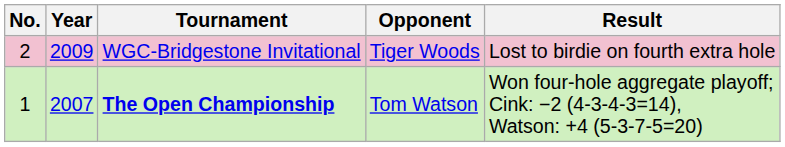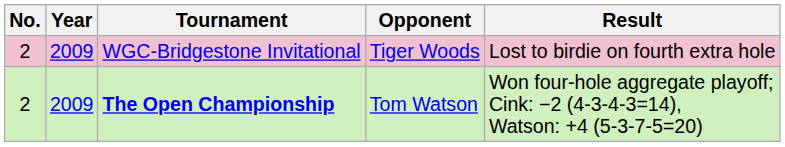(25, 104) 1 -> (25, 104) 2
(72, 104) 2007 -> (72, 104) 2009
